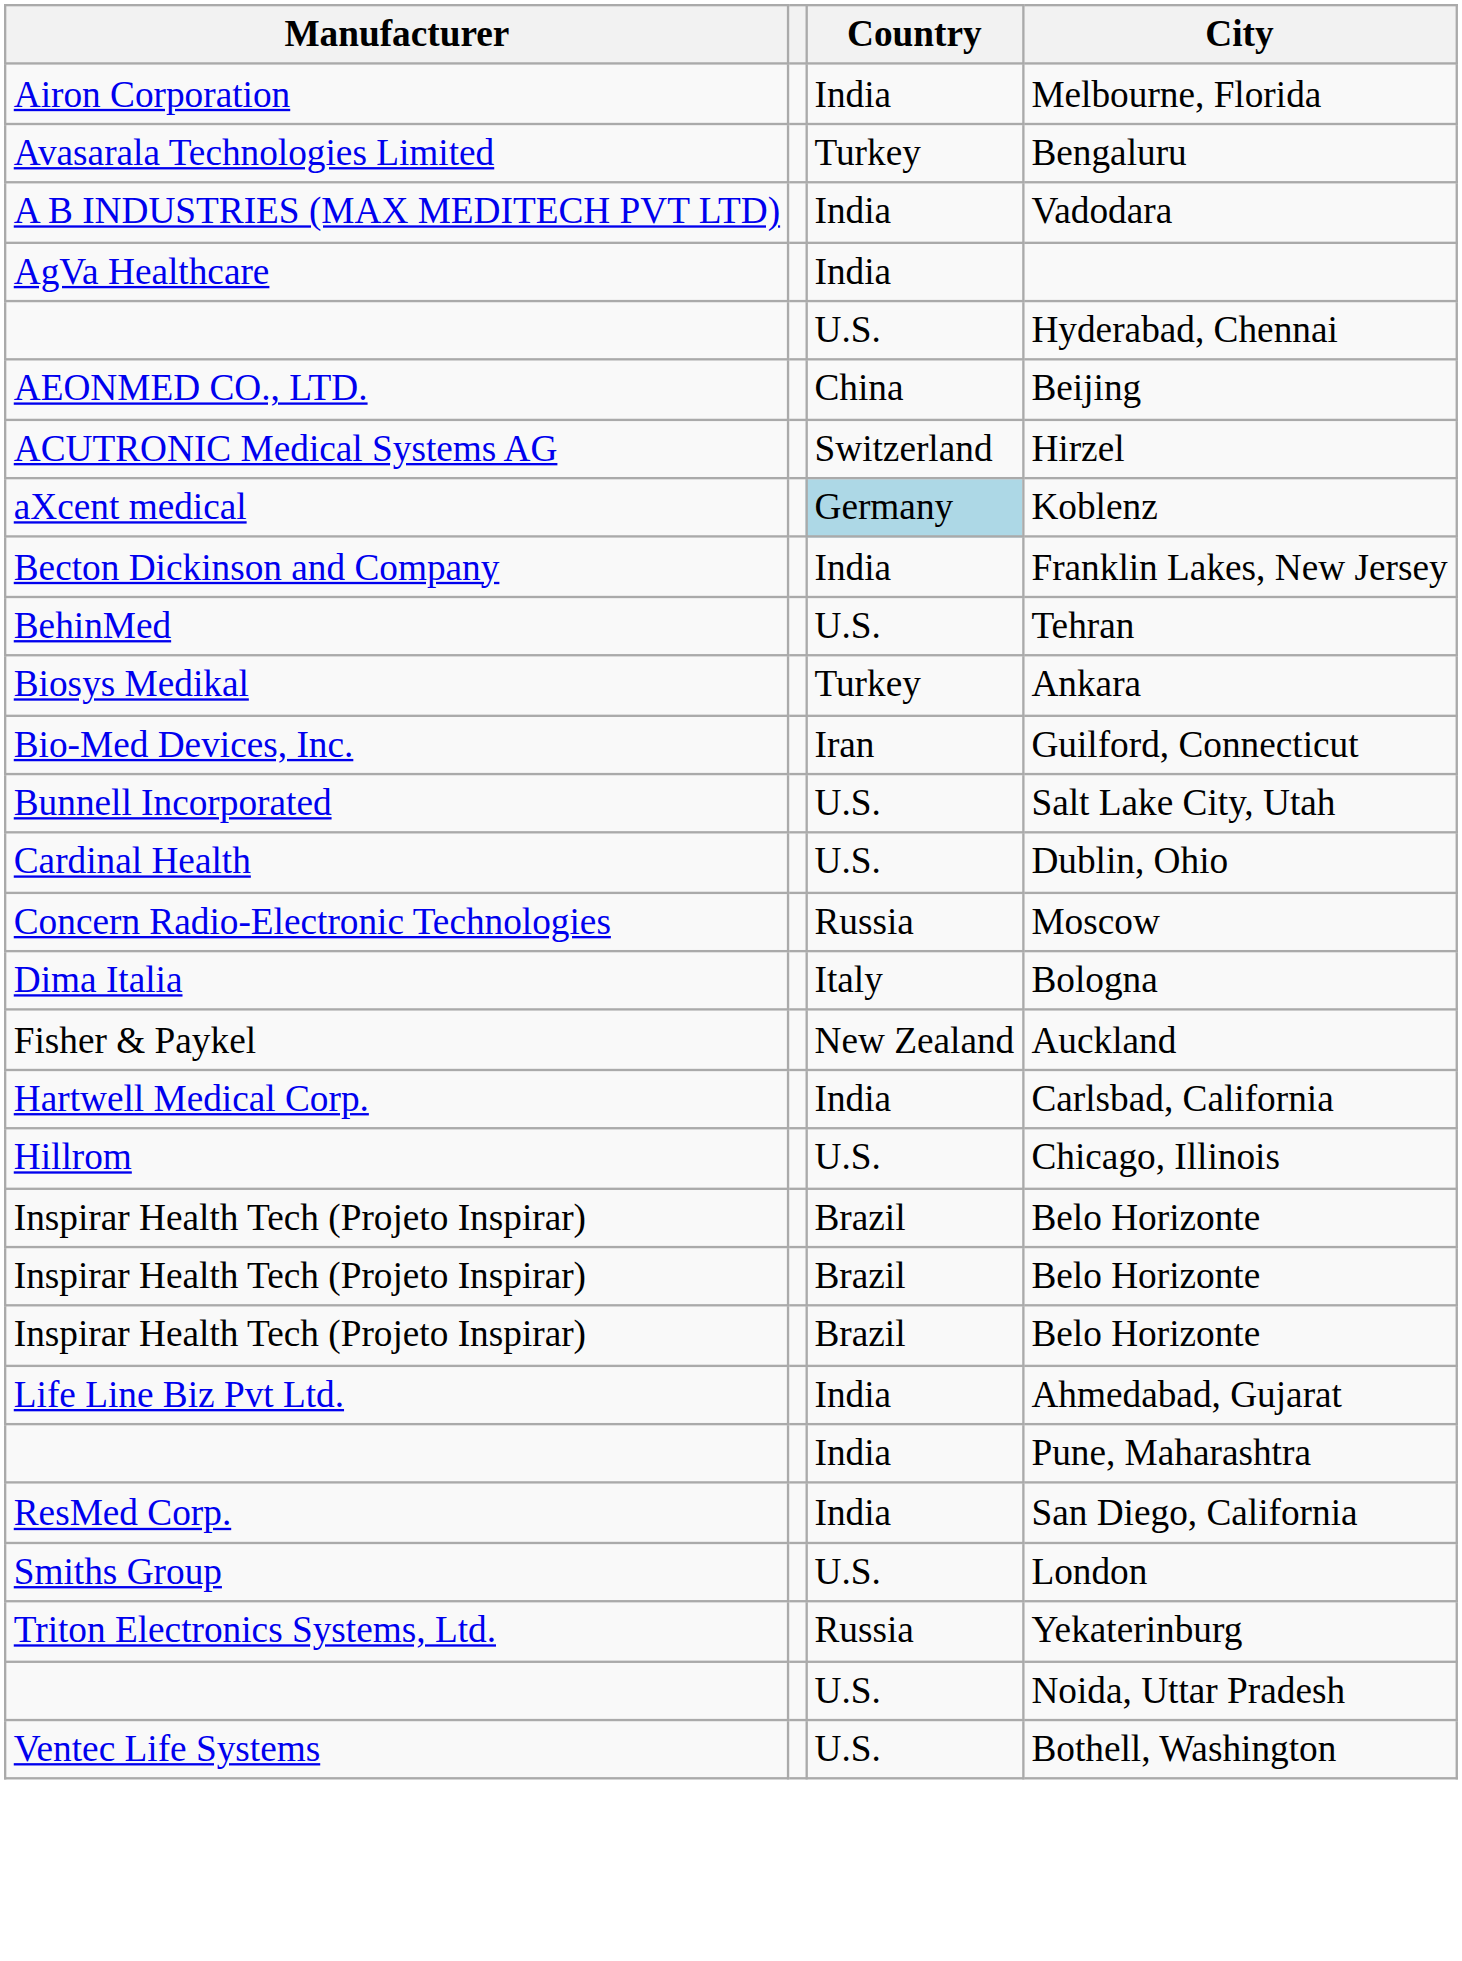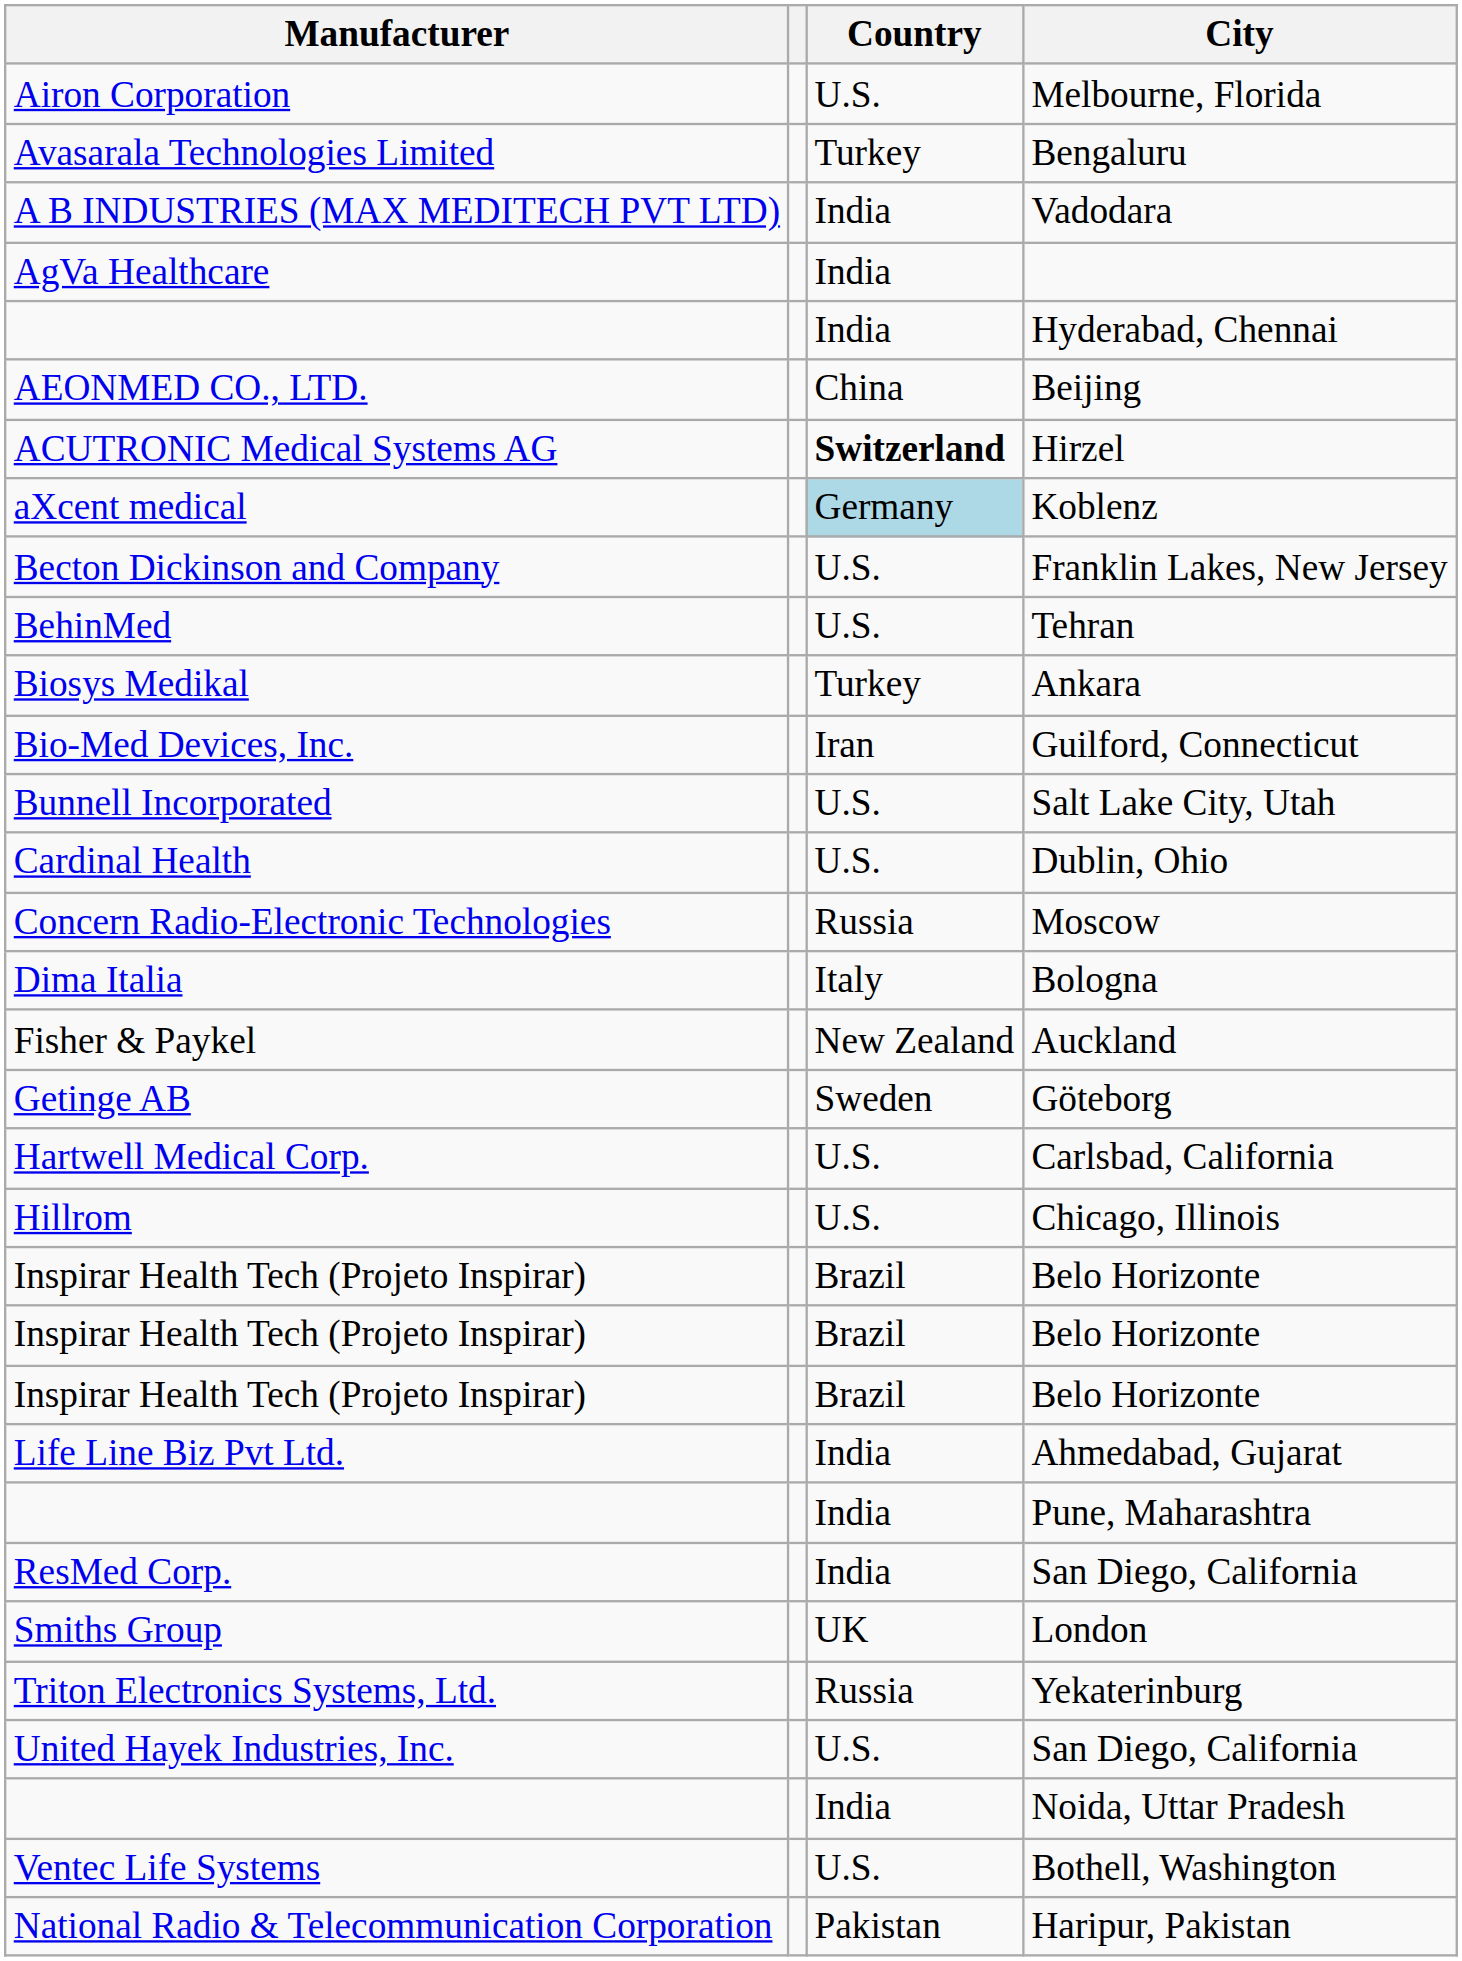(853, 93) India -> (848, 93) U.S.
(848, 329) U.S. -> (853, 329) India
(904, 447) normal -> (910, 447) bold
(853, 566) India -> (848, 566) U.S.
+ row: (102, 1098)
(853, 1098) India -> (848, 1157) U.S.
(848, 1571) U.S. -> (841, 1630) UK
+ row: (234, 1748)
(848, 1689) U.S. -> (853, 1807) India
+ row: (393, 1926)
